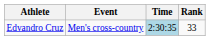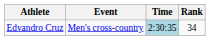(192, 28) 33 -> (192, 28) 34
